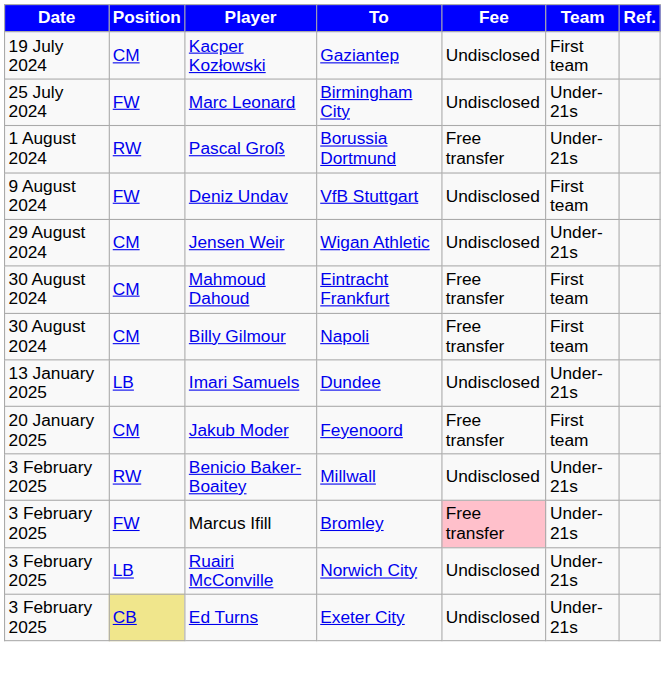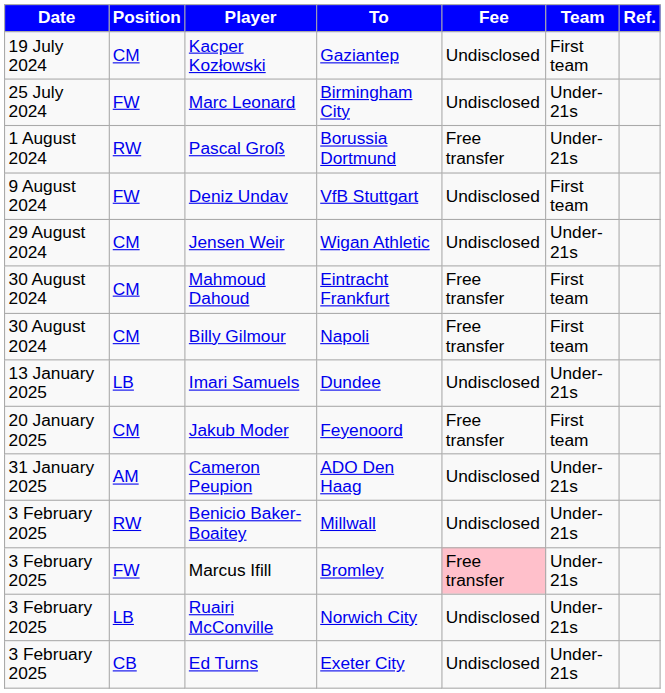+ row: (224, 476)
(125, 617) khaki background -> (125, 664) no background
